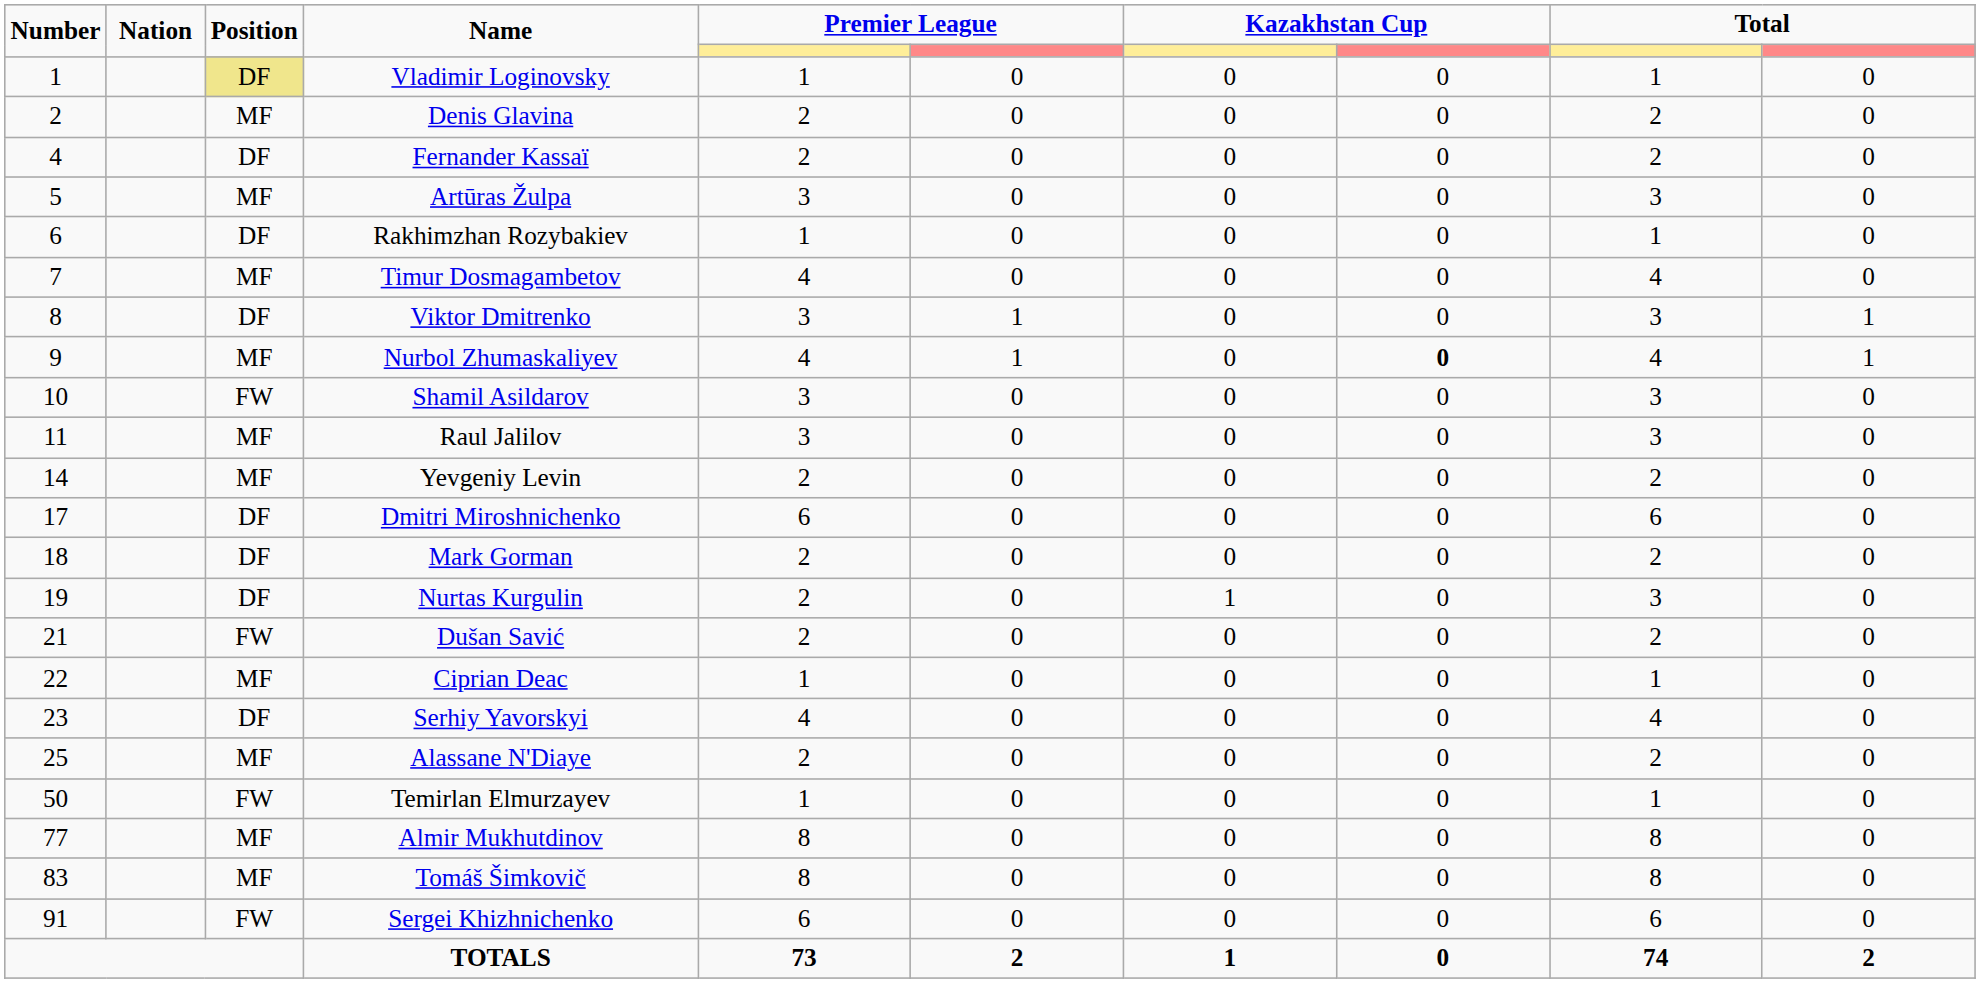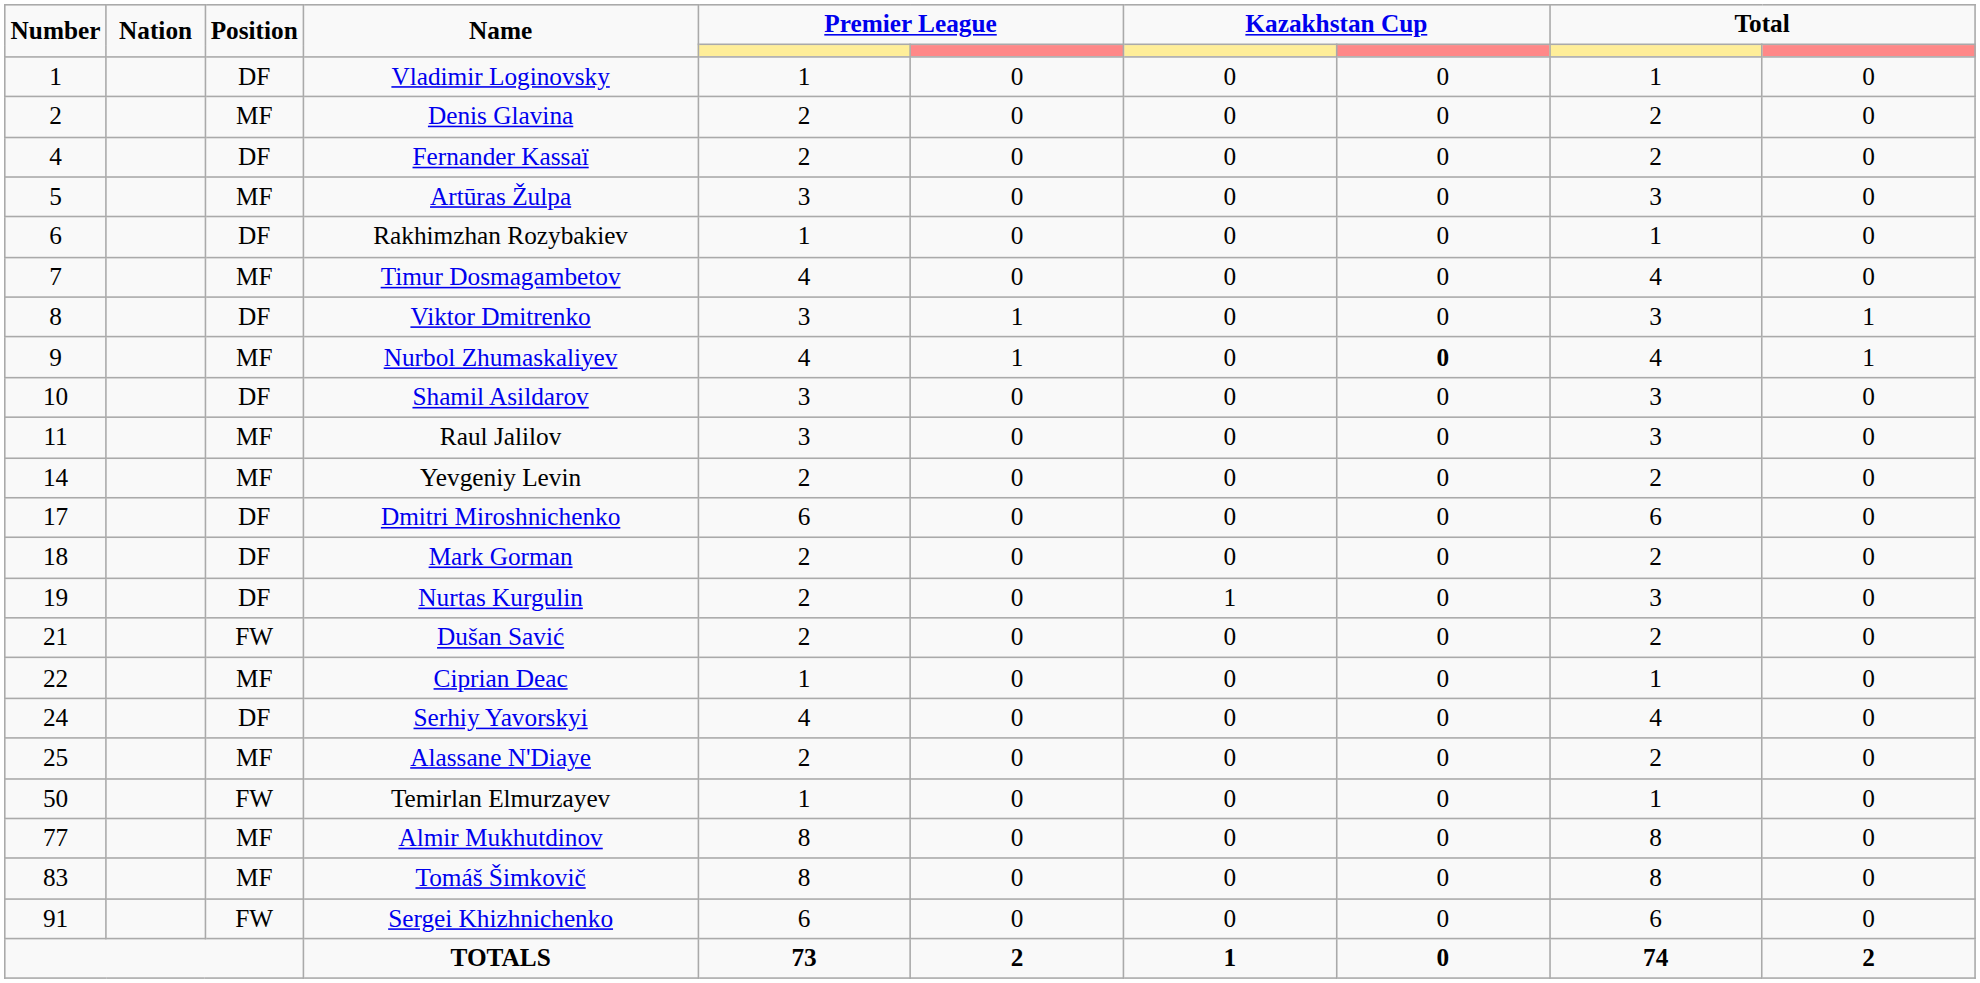(254, 76) khaki background -> (254, 76) no background
(254, 397) FW -> (254, 397) DF
(56, 717) 23 -> (56, 717) 24
